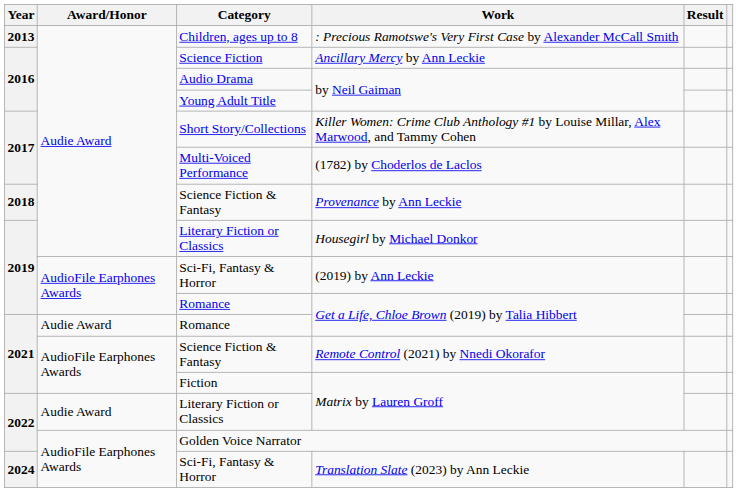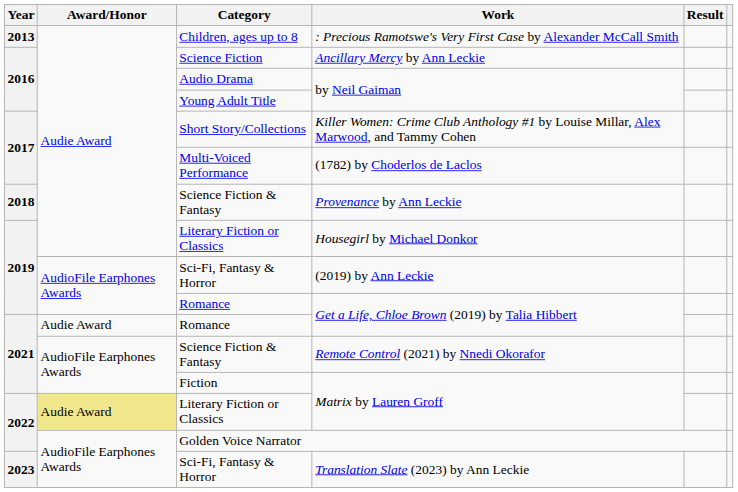(76, 411) no background -> (76, 411) khaki background
(21, 469) 2024 -> (21, 469) 2023
